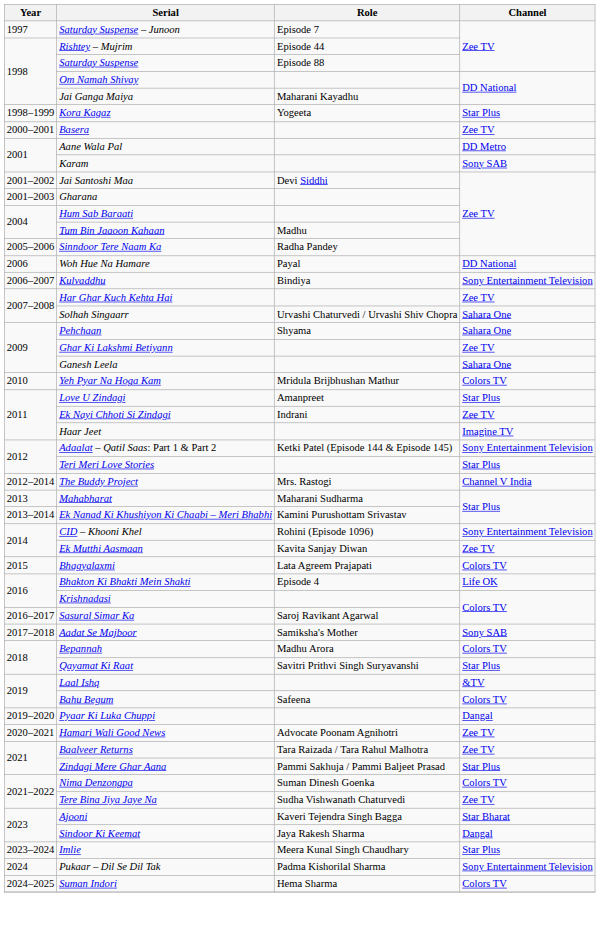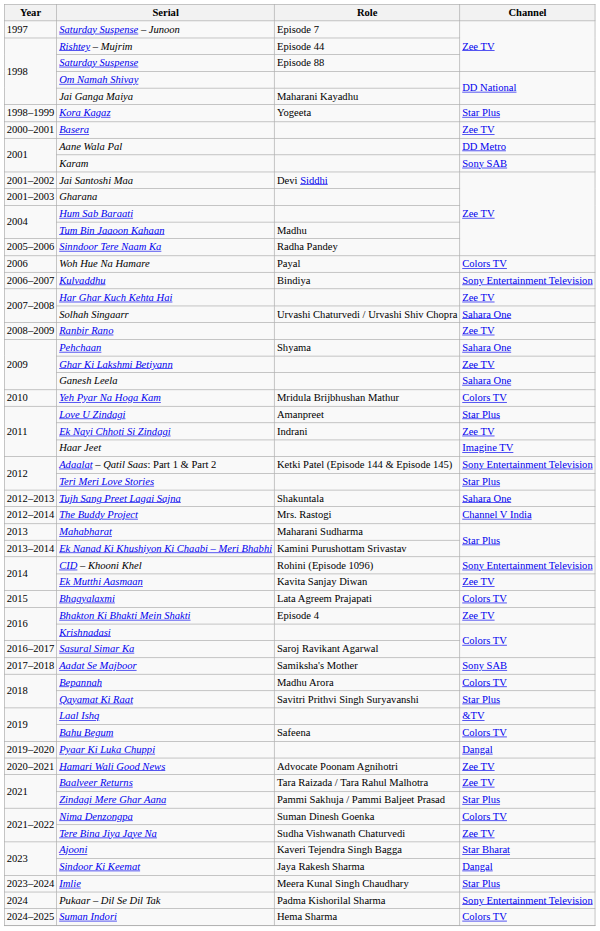(489, 264) DD National -> (485, 264) Colors TV
+ row: (86, 331)
+ row: (120, 498)
(480, 582) Life OK -> (478, 615) Zee TV
